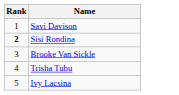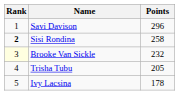+ column: (158, 12)
(16, 54) no background -> (16, 54) lightyellow background
